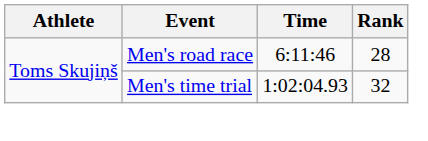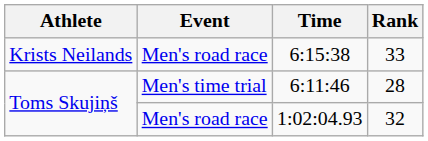+ row: (320, 54)
(190, 54) Men's road race -> (204, 86) Men's time trial
(190, 86) Men's time trial -> (205, 119) Men's road race
